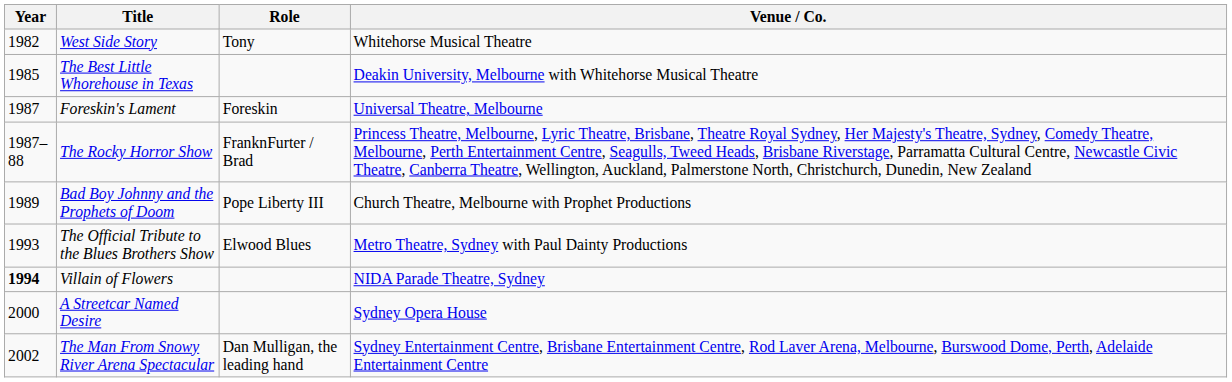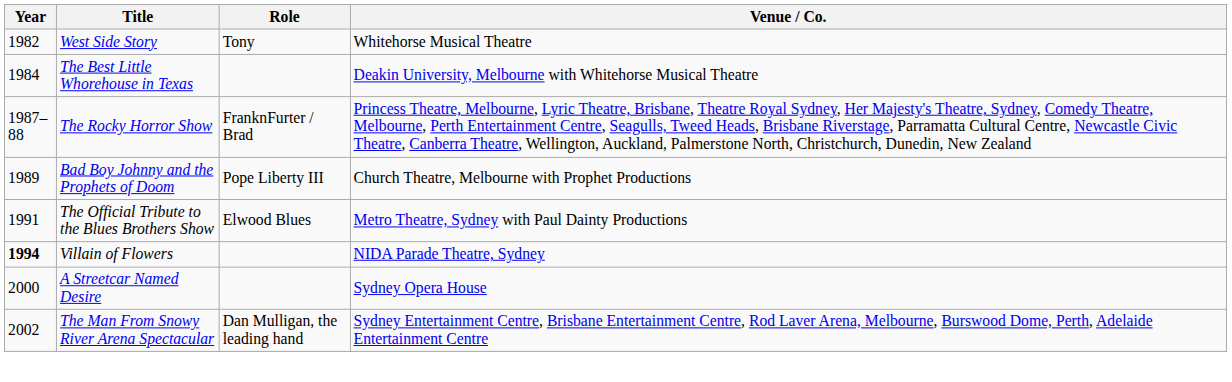(24, 75) 1985 -> (24, 75) 1984
- row: (118, 109)
(24, 245) 1993 -> (24, 220) 1991
